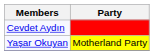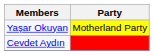rows swapped: (37, 43) <-> (36, 28)
